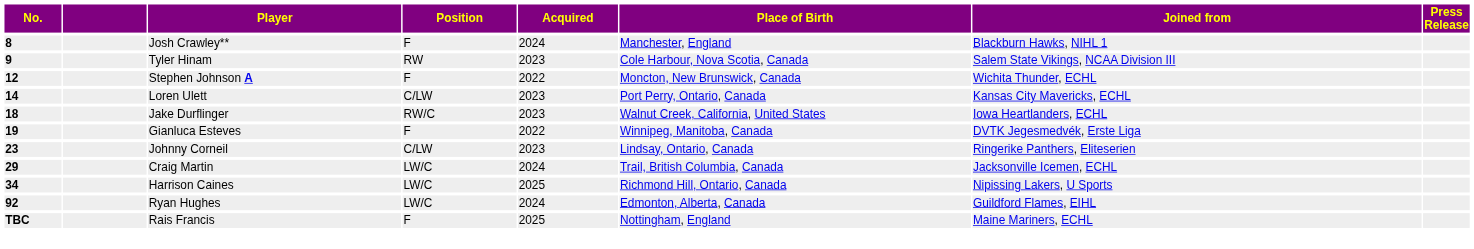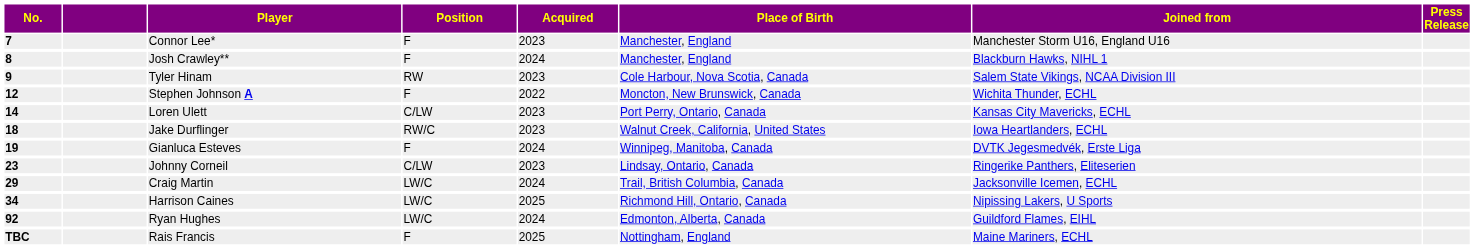+ row: (182, 41)
(532, 131) 2022 -> (532, 148) 2024
